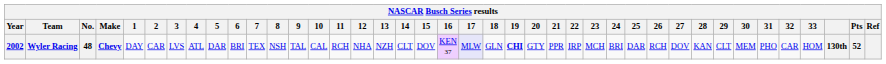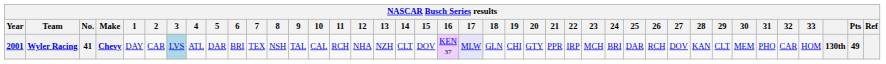(15, 46) 2002 -> (15, 46) 2001
(88, 46) 48 -> (88, 46) 41
(177, 46) no background -> (177, 46) lightblue background
(515, 46) bold -> (514, 46) normal
(857, 46) 52 -> (855, 46) 49
